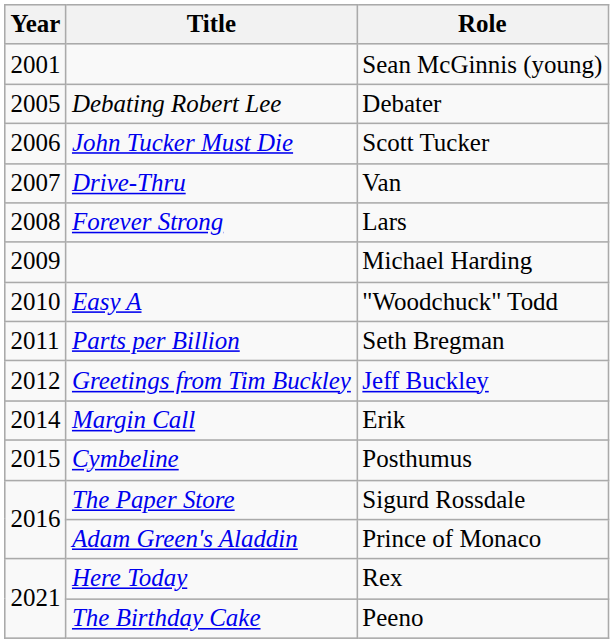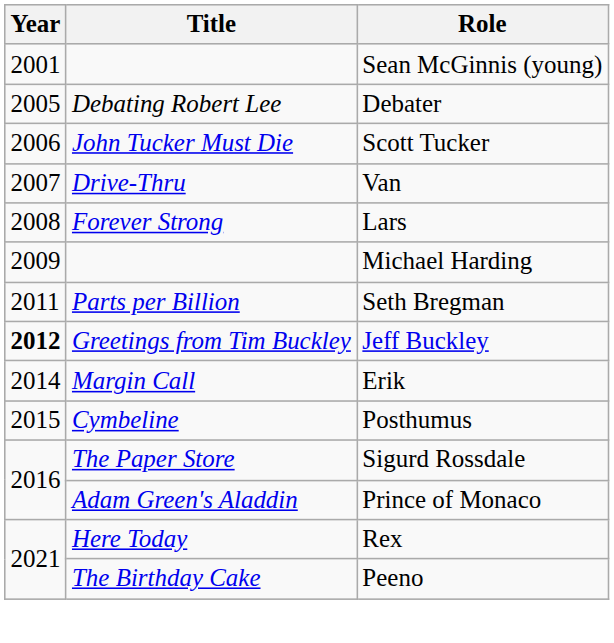- row: (460, 301)
(35, 380) normal -> (35, 340) bold
